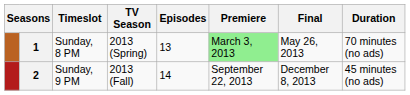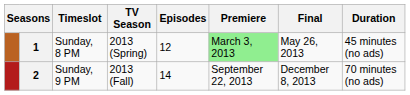(165, 47) 13 -> (165, 47) 12
(371, 47) 70 minutes (no ads) -> (371, 47) 45 minutes (no ads)
(371, 76) 45 minutes (no ads) -> (371, 76) 70 minutes (no ads)
